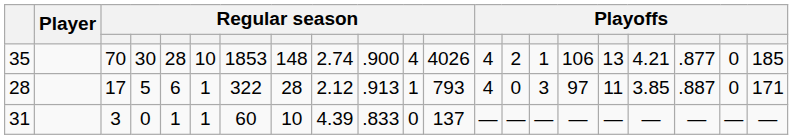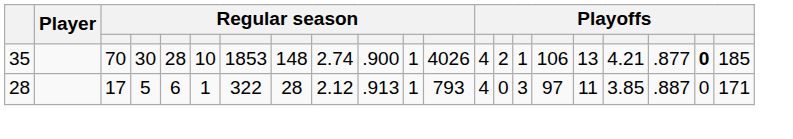(413, 58) 4 -> (413, 58) 1
(734, 58) normal -> (704, 58) bold
- row: (20, 118)
